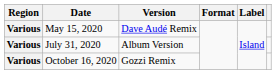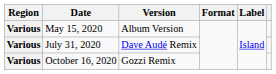(159, 28) Dave Audé Remix -> (152, 28) Album Version
(152, 45) Album Version -> (159, 45) Dave Audé Remix
